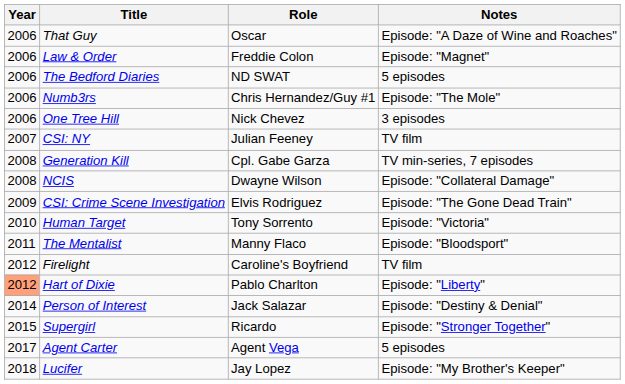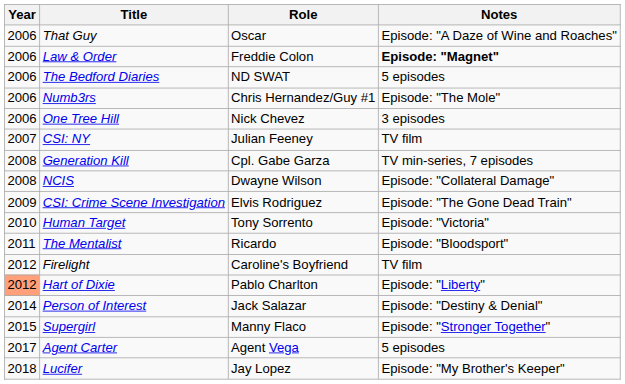(435, 56) normal -> (440, 56) bold
(269, 243) Manny Flaco -> (254, 243) Ricardo
(254, 327) Ricardo -> (269, 327) Manny Flaco
